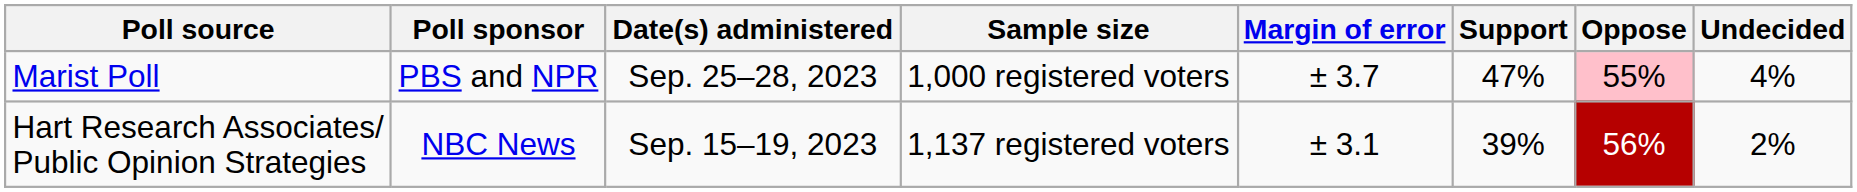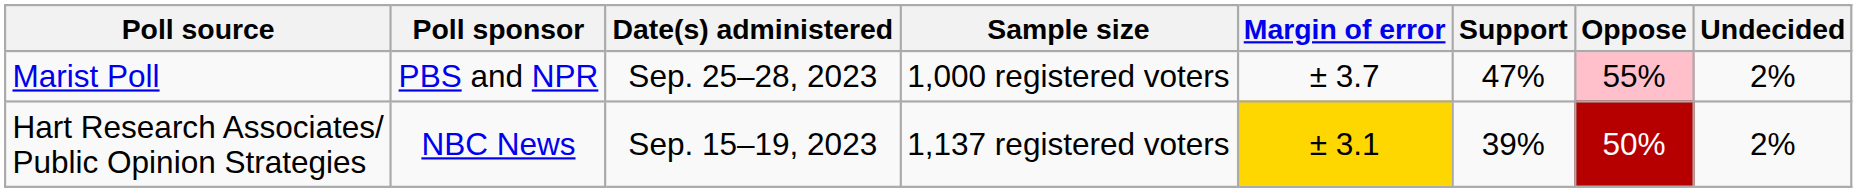(1773, 77) 4% -> (1773, 77) 2%
(1345, 144) no background -> (1345, 144) gold background
(1634, 144) 56% -> (1634, 144) 50%
